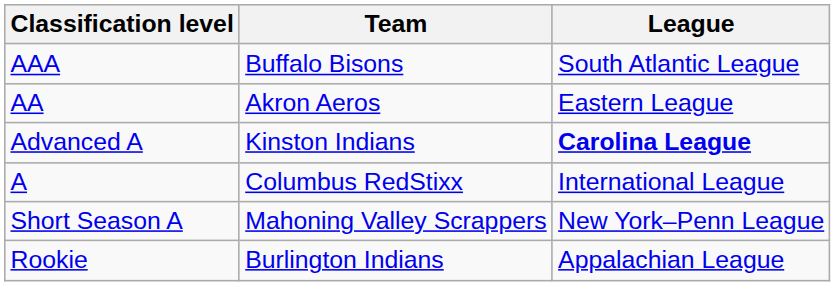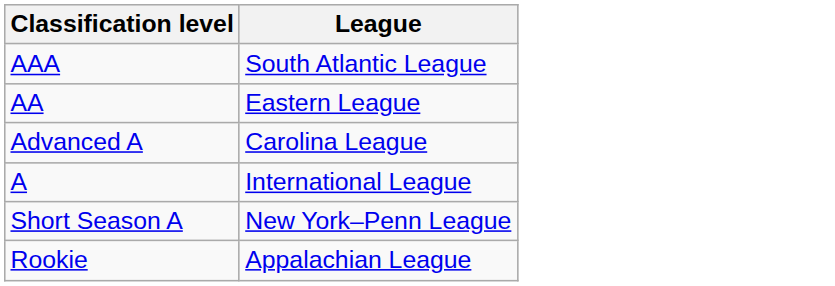- column: (396, 24)
(655, 142) bold -> (336, 142) normal
